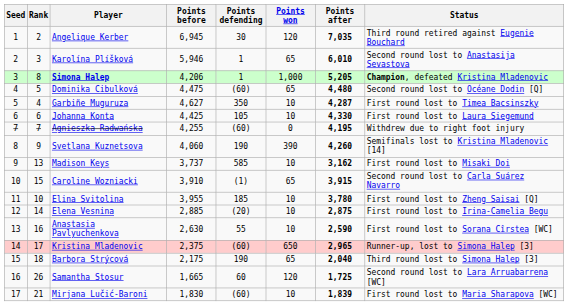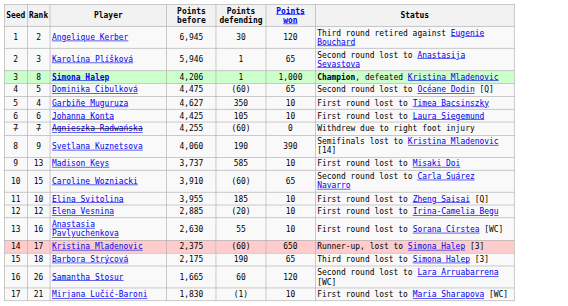- column: (340, 15)
(241, 181) (1) -> (241, 181) (60)
(39, 212) 14 -> (39, 212) 12
(241, 295) (60) -> (241, 295) (1)
